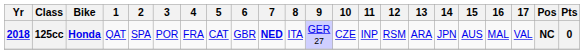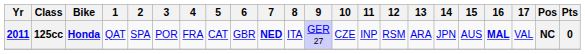(18, 35) 2018 -> (18, 35) 2011
(498, 35) normal -> (498, 35) bold
